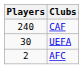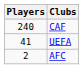(26, 41) 30 -> (26, 41) 41
